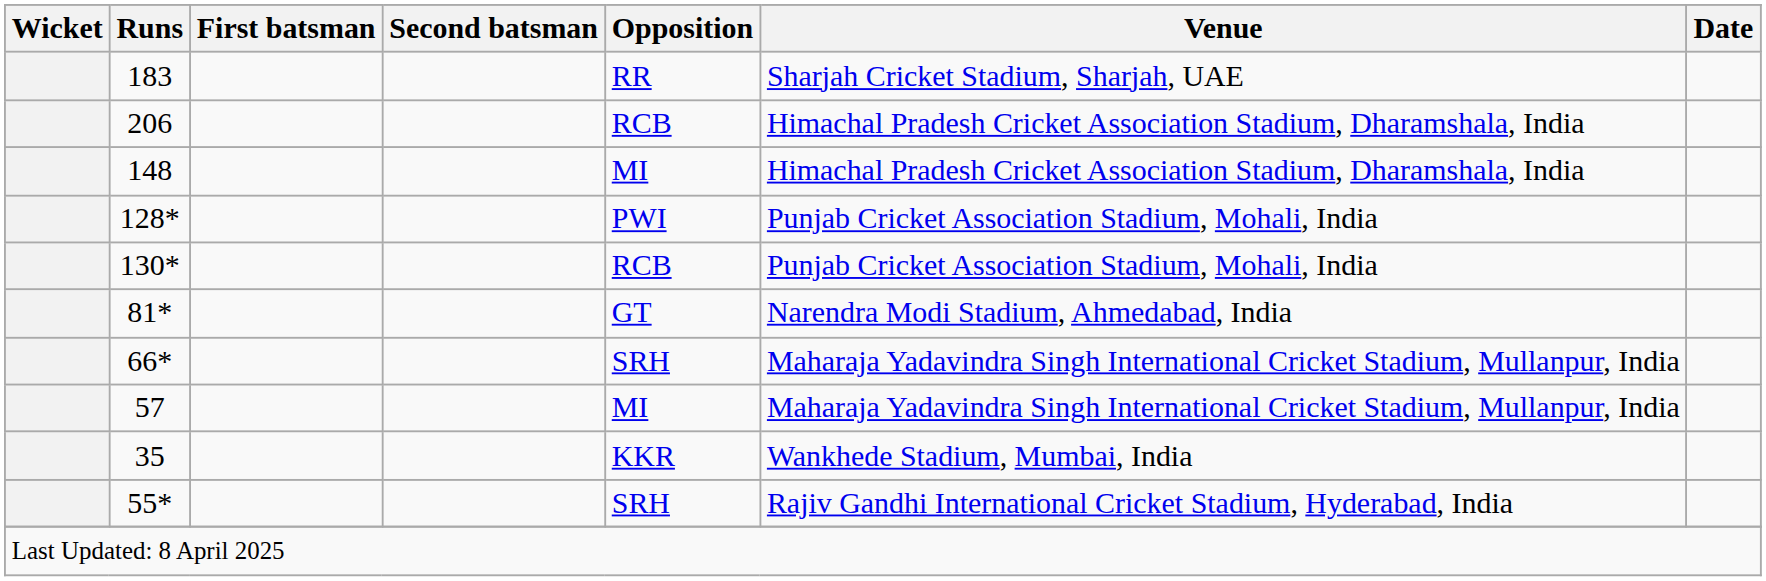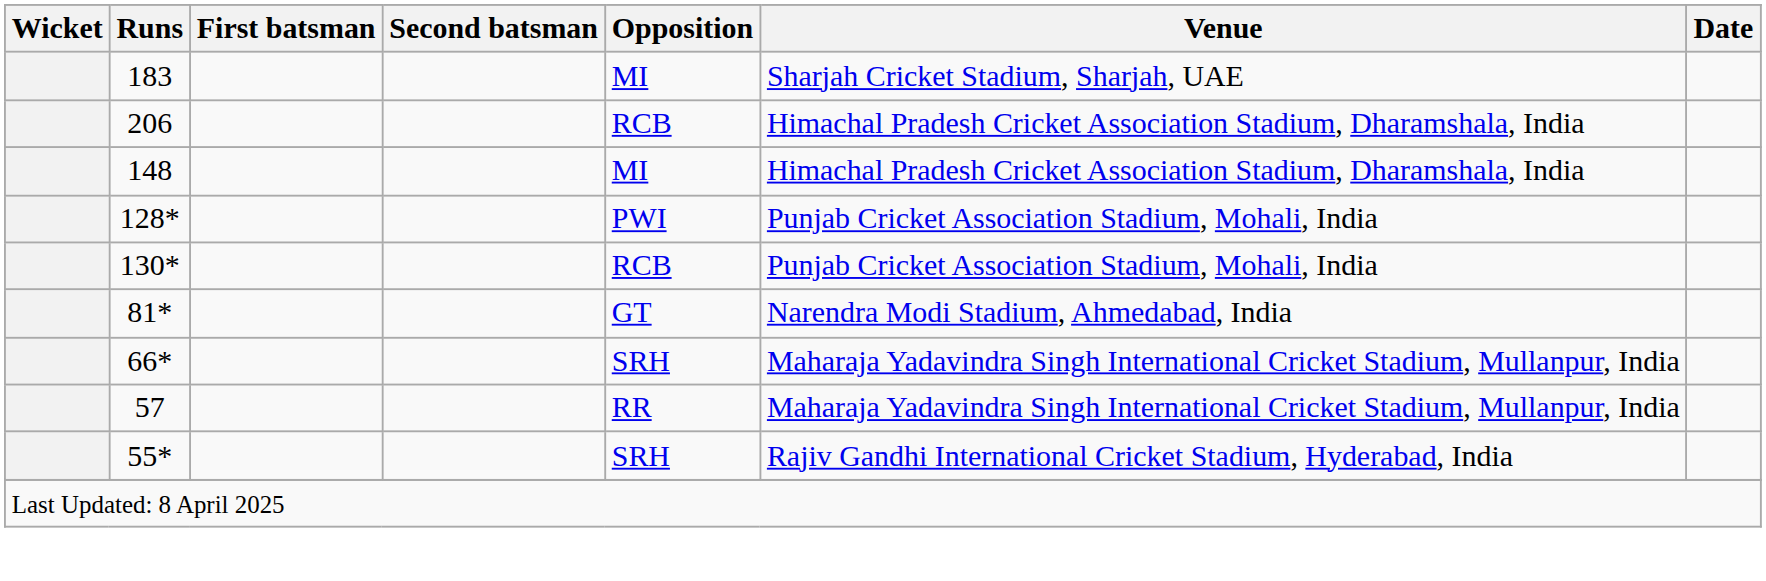(632, 75) RR -> (630, 75) MI
(630, 407) MI -> (632, 407) RR
- row: (150, 455)
